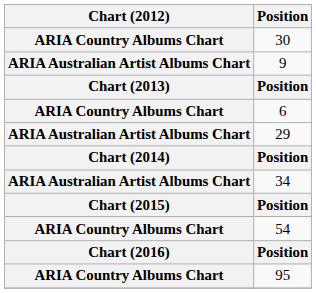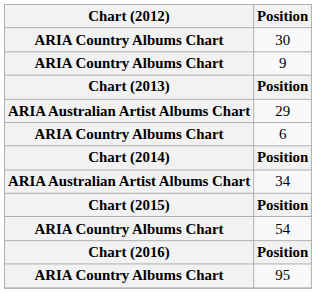(129, 63) ARIA Australian Artist Albums Chart -> (129, 63) ARIA Country Albums Chart
rows swapped: (283, 134) <-> (283, 110)
